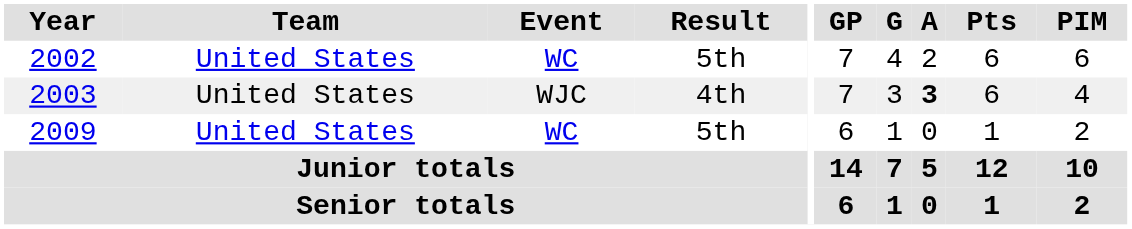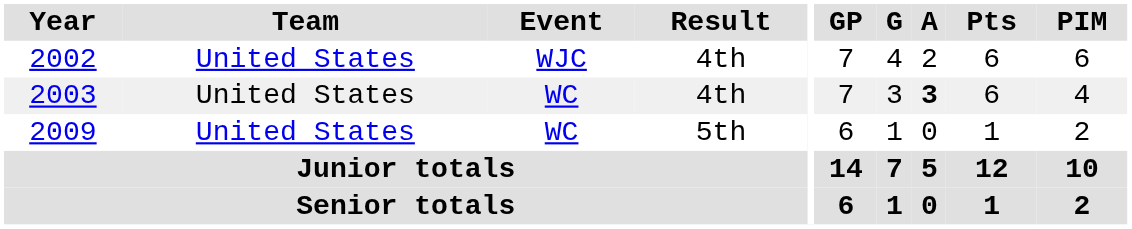(562, 59) WC -> (562, 59) WJC
(721, 59) 5th -> (721, 59) 4th
(562, 96) WJC -> (562, 96) WC
